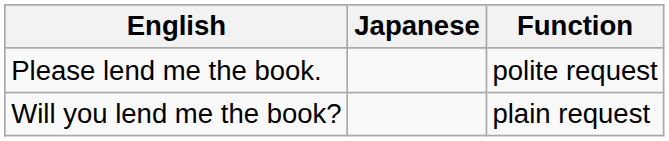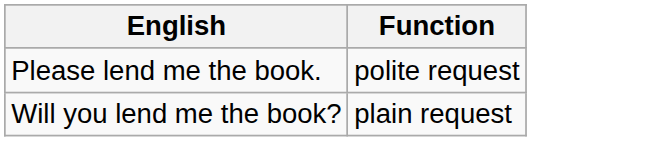- column: (417, 26)
